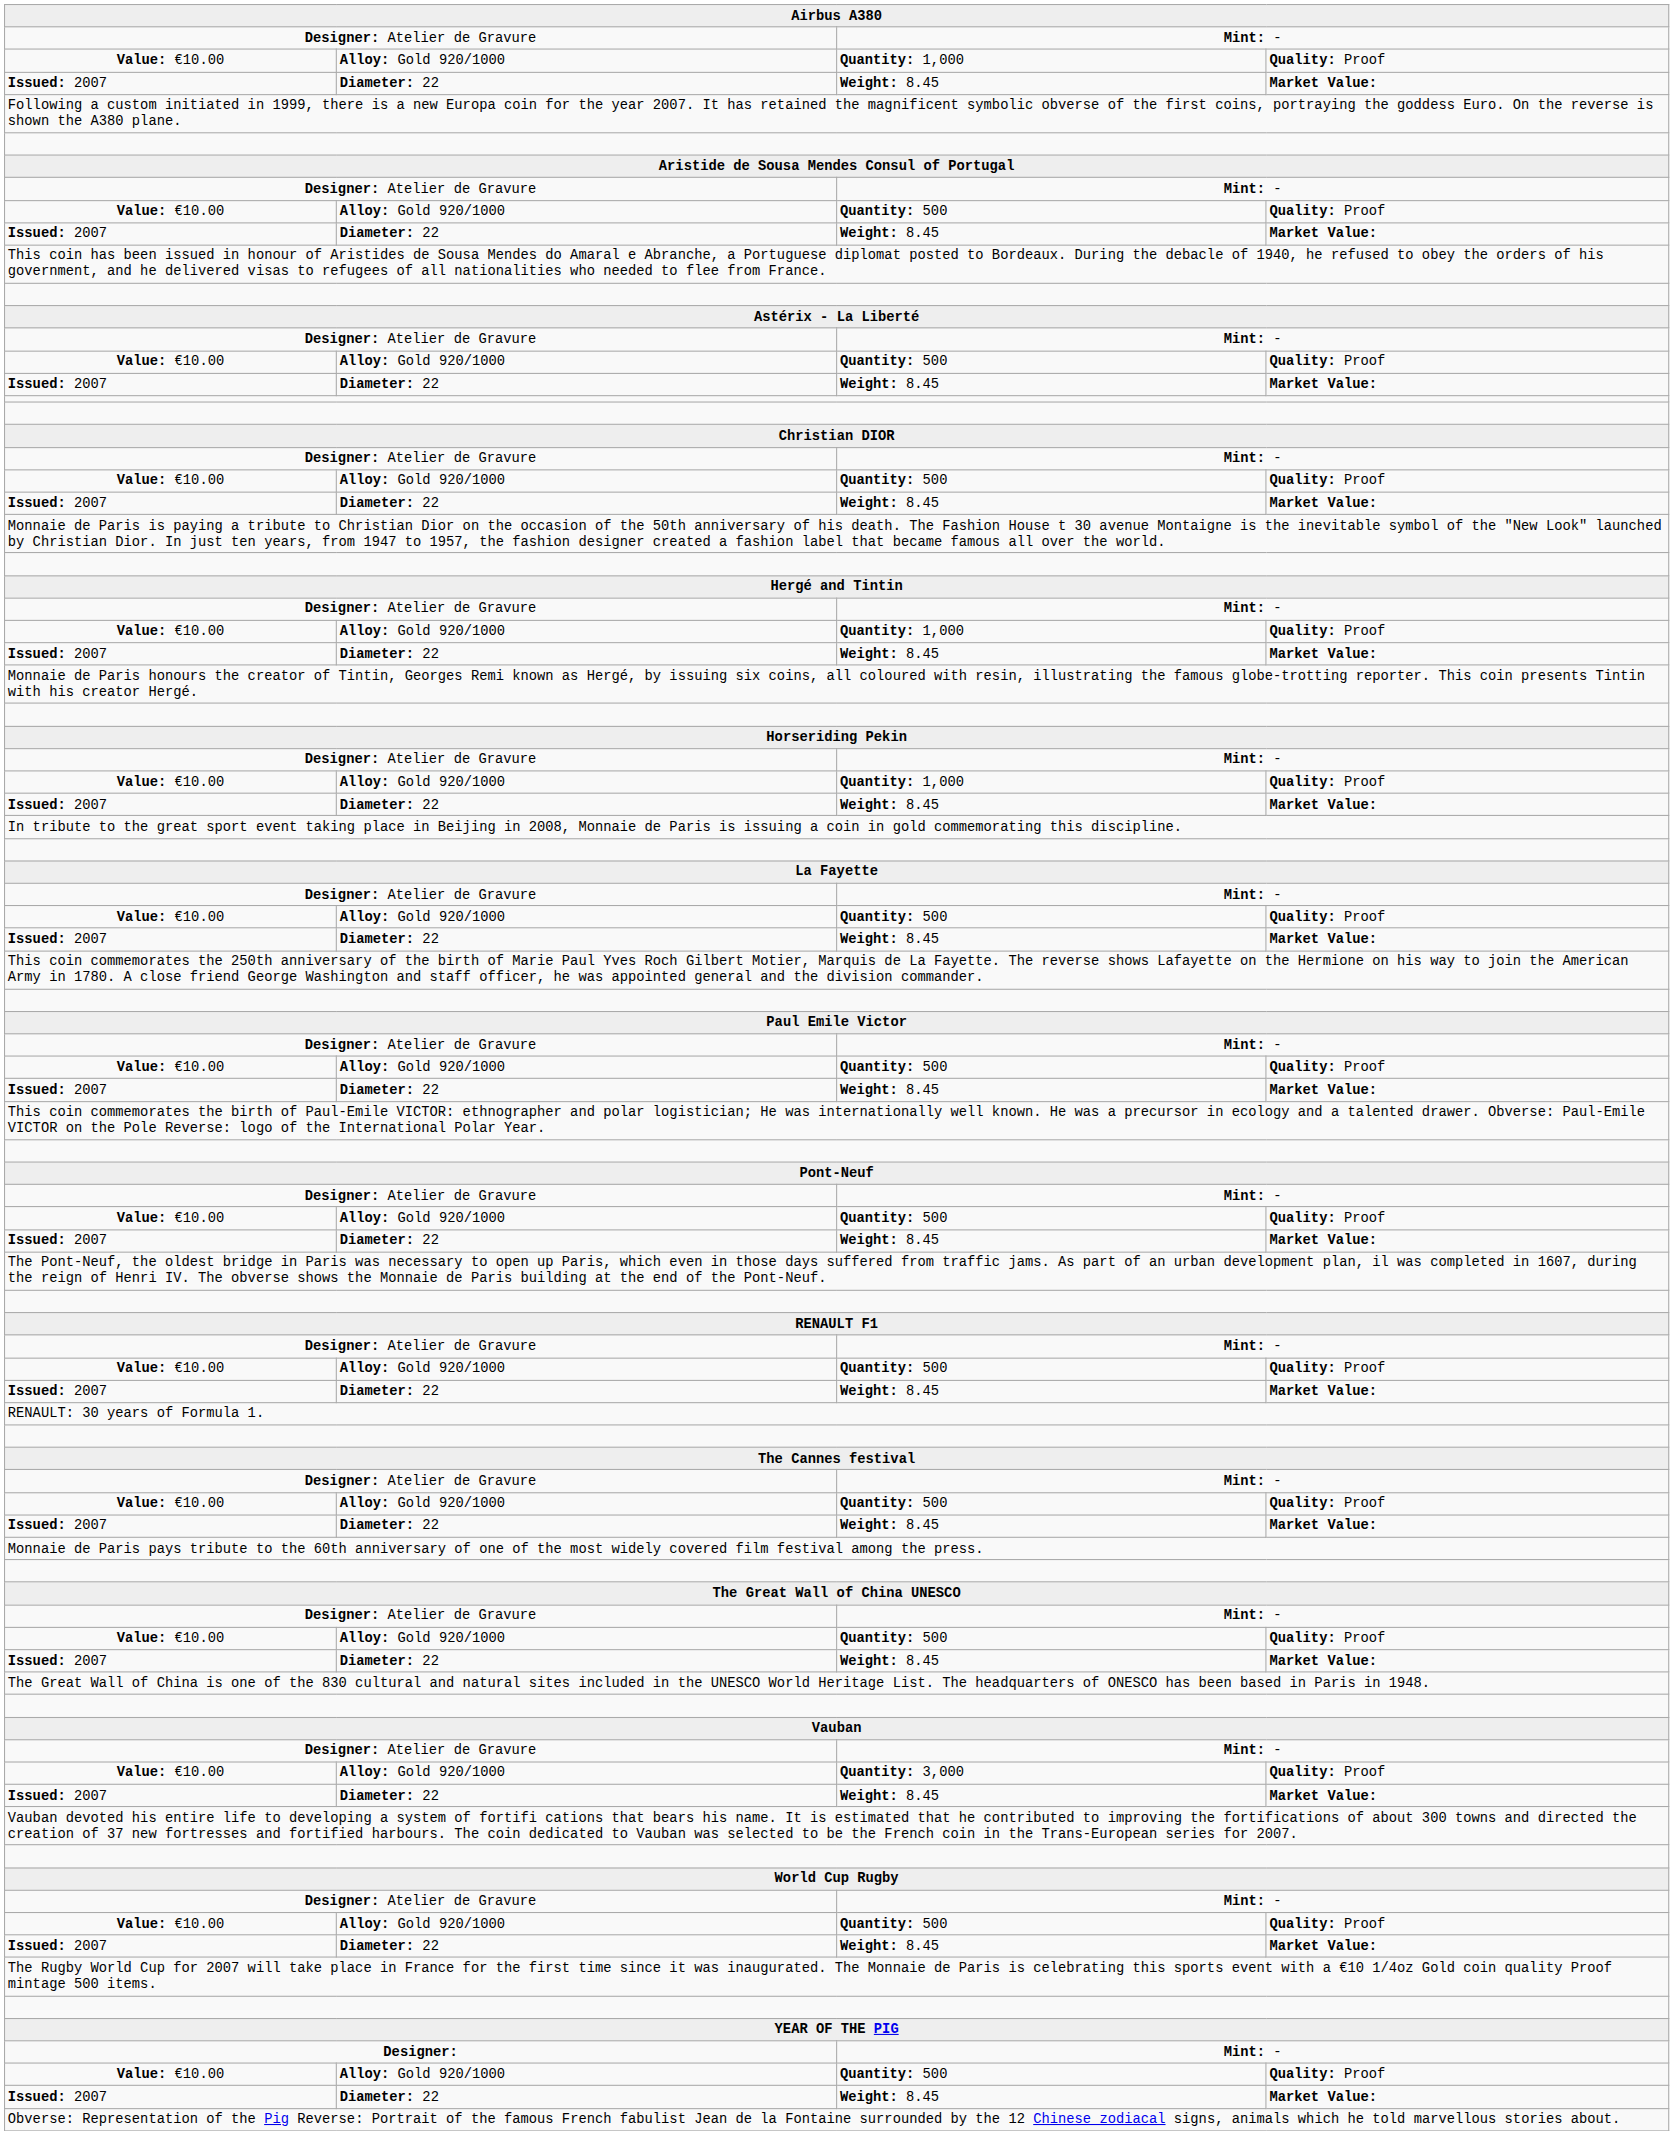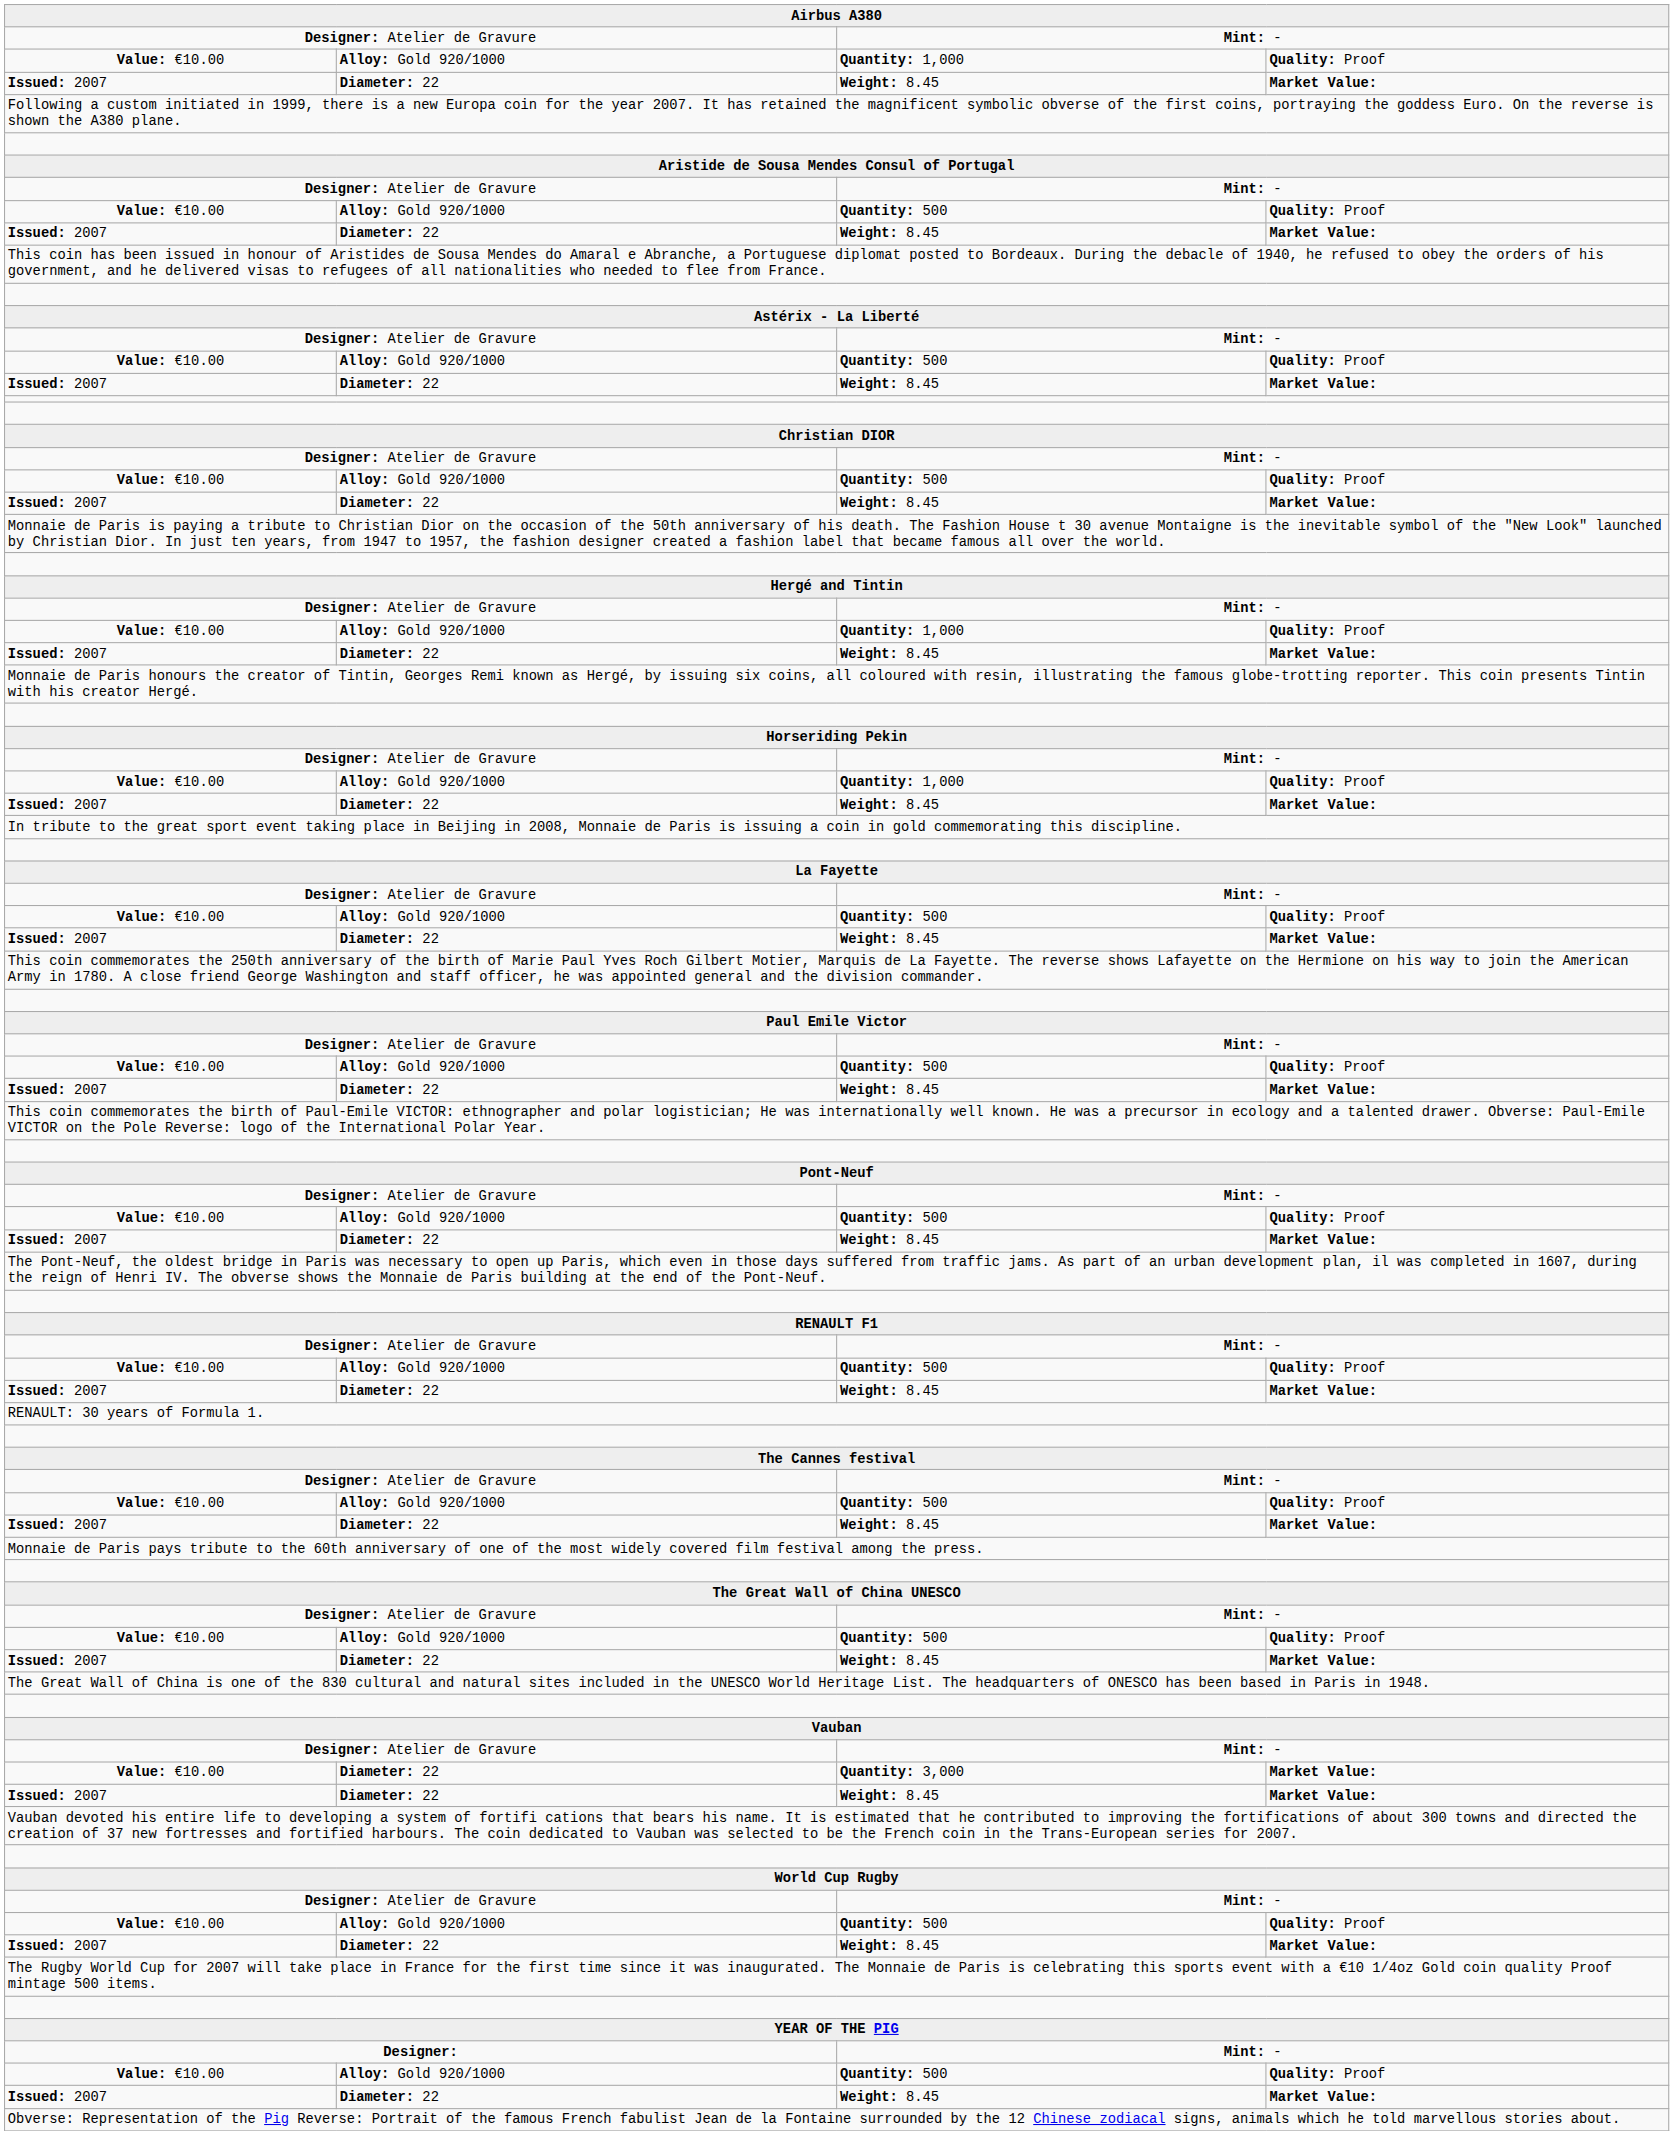(422, 1773) Alloy: Gold 920/1000 -> (389, 1773) Diameter: 22
(1327, 1773) Quality: Proof -> (1323, 1773) Market Value:
